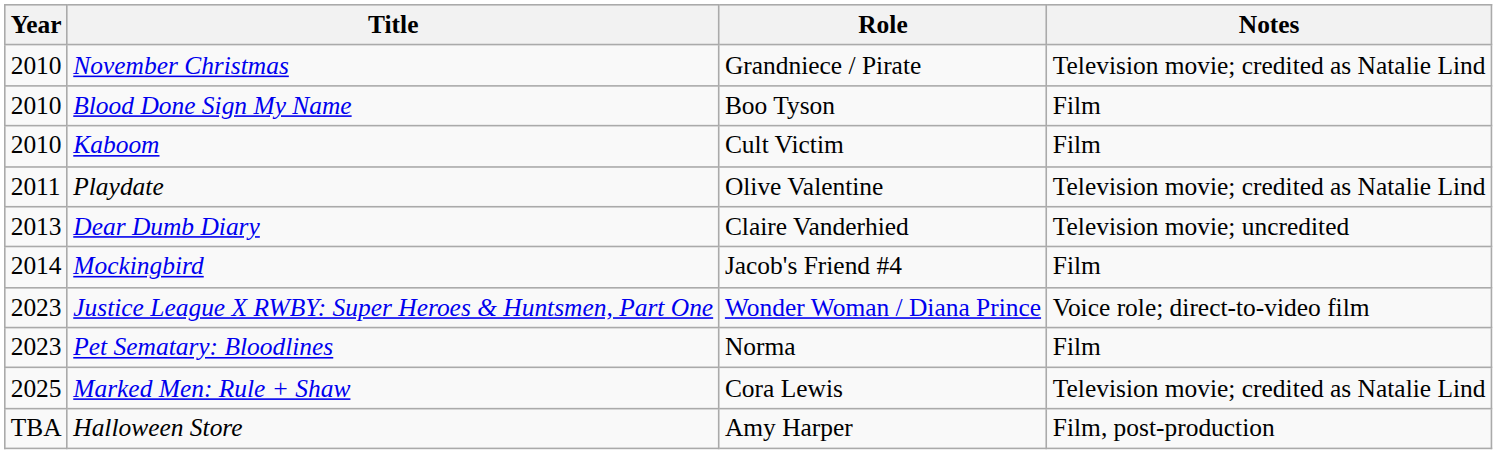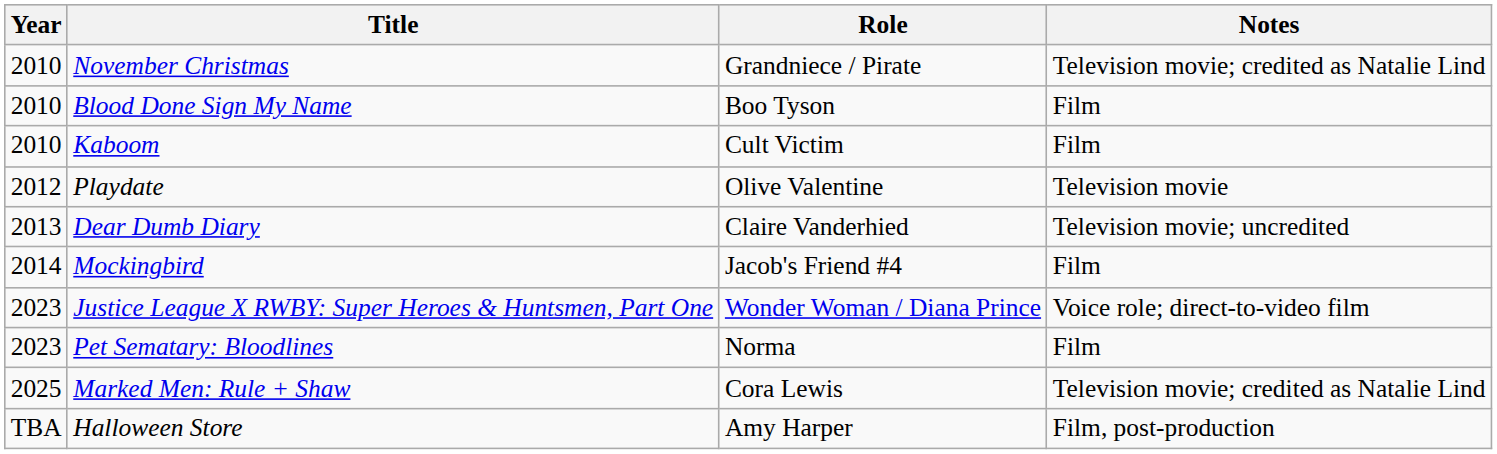(36, 186) 2011 -> (36, 186) 2012
(1269, 186) Television movie; credited as Natalie Lind -> (1141, 186) Television movie
